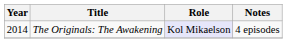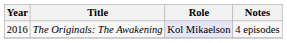(17, 29) 2014 -> (17, 29) 2016
